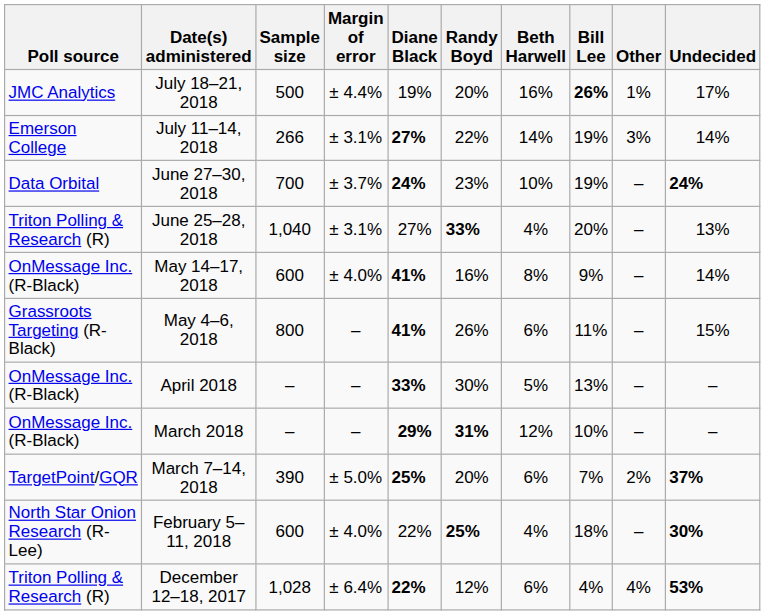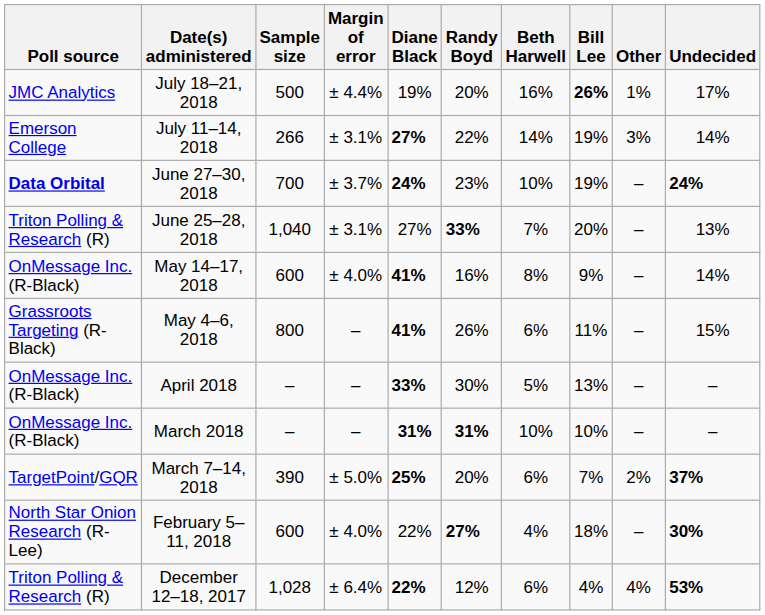(54, 184) normal -> (57, 184) bold
(536, 230) 4% -> (536, 230) 7%
(415, 431) 29% -> (415, 431) 31%
(536, 431) 12% -> (536, 431) 10%
(463, 532) 25% -> (463, 532) 27%
